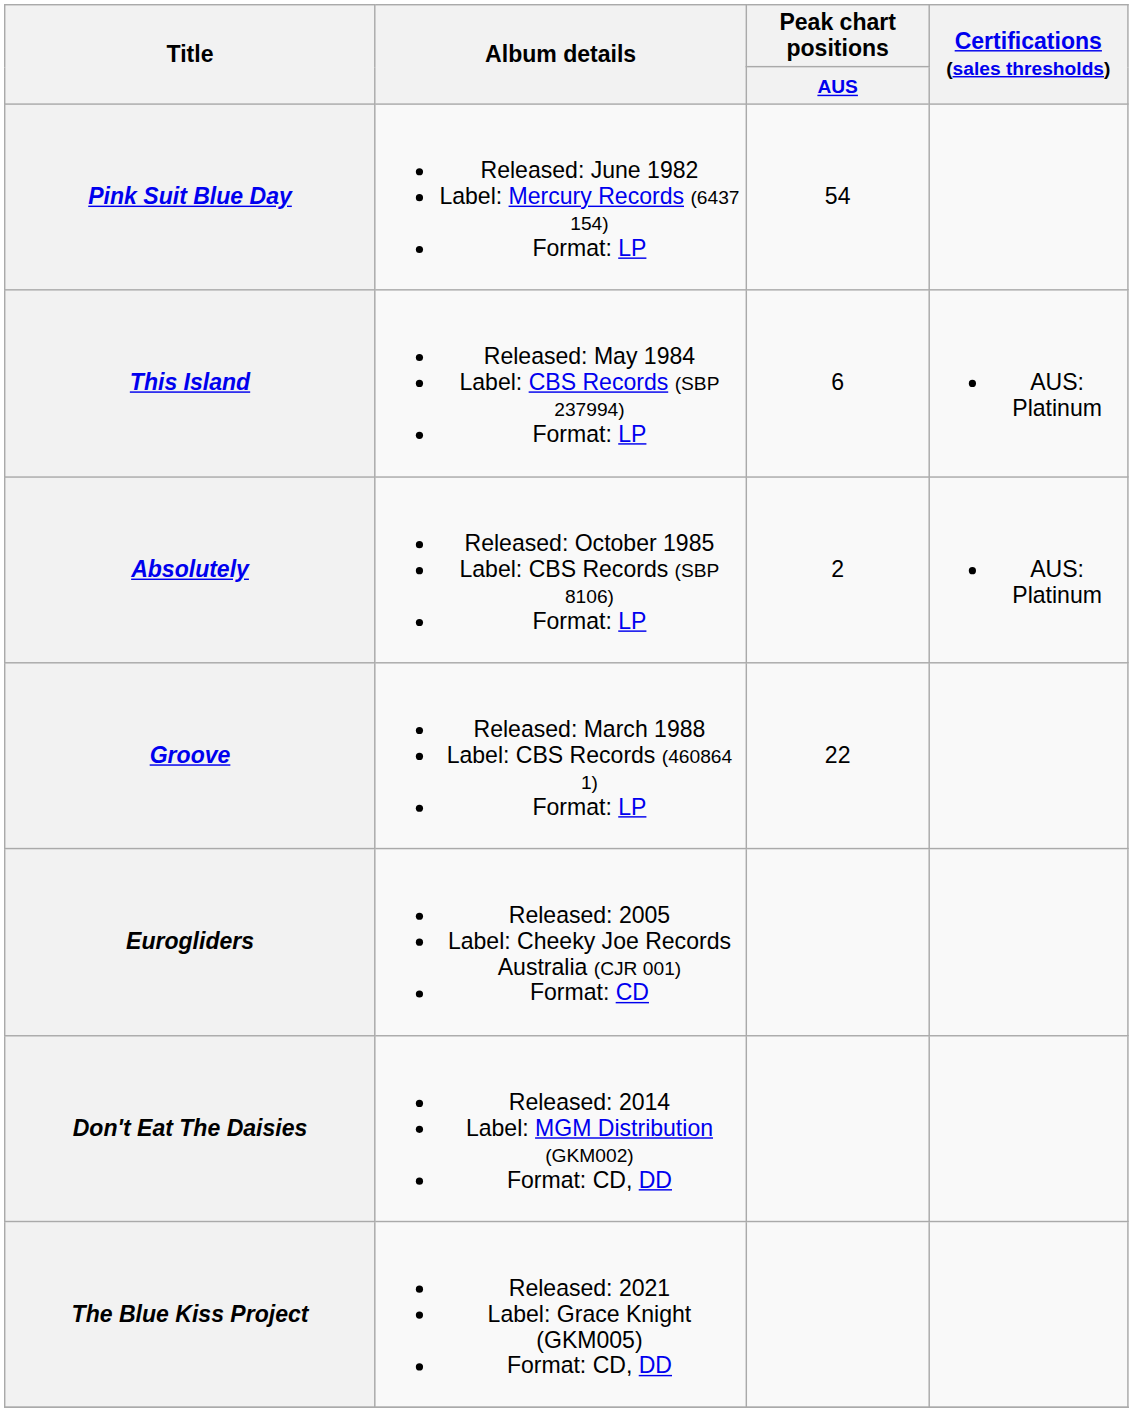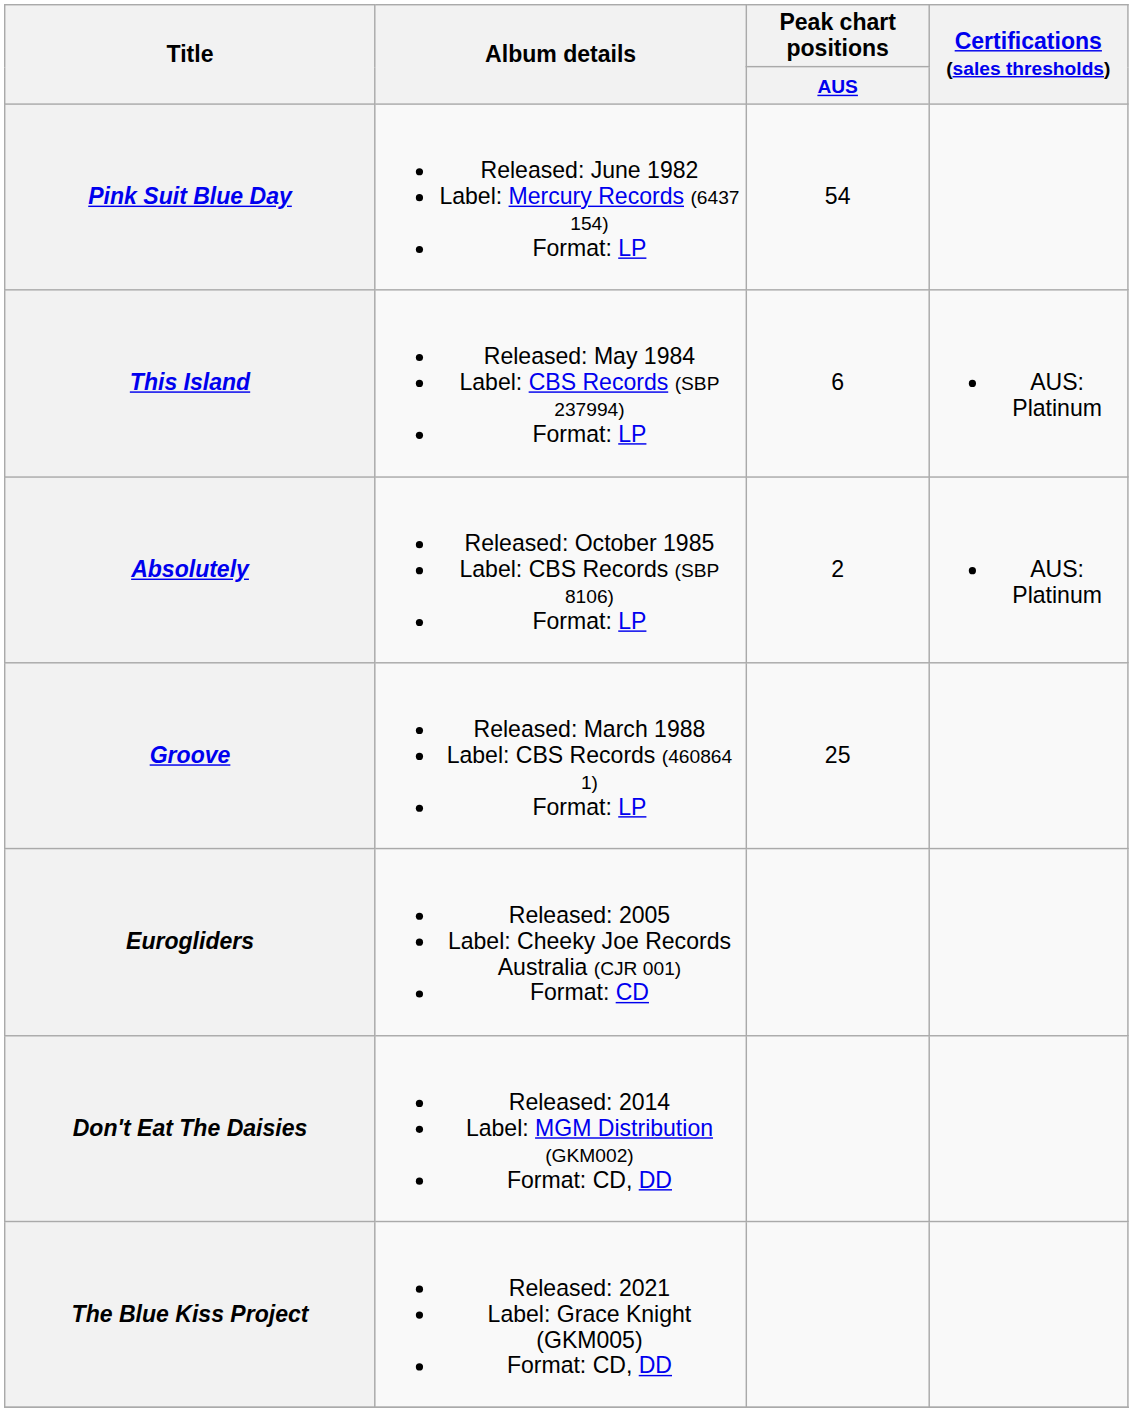(838, 755) 22 -> (838, 755) 25
